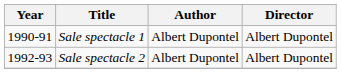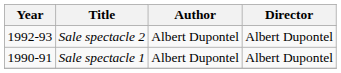rows swapped: (102, 36) <-> (102, 57)
